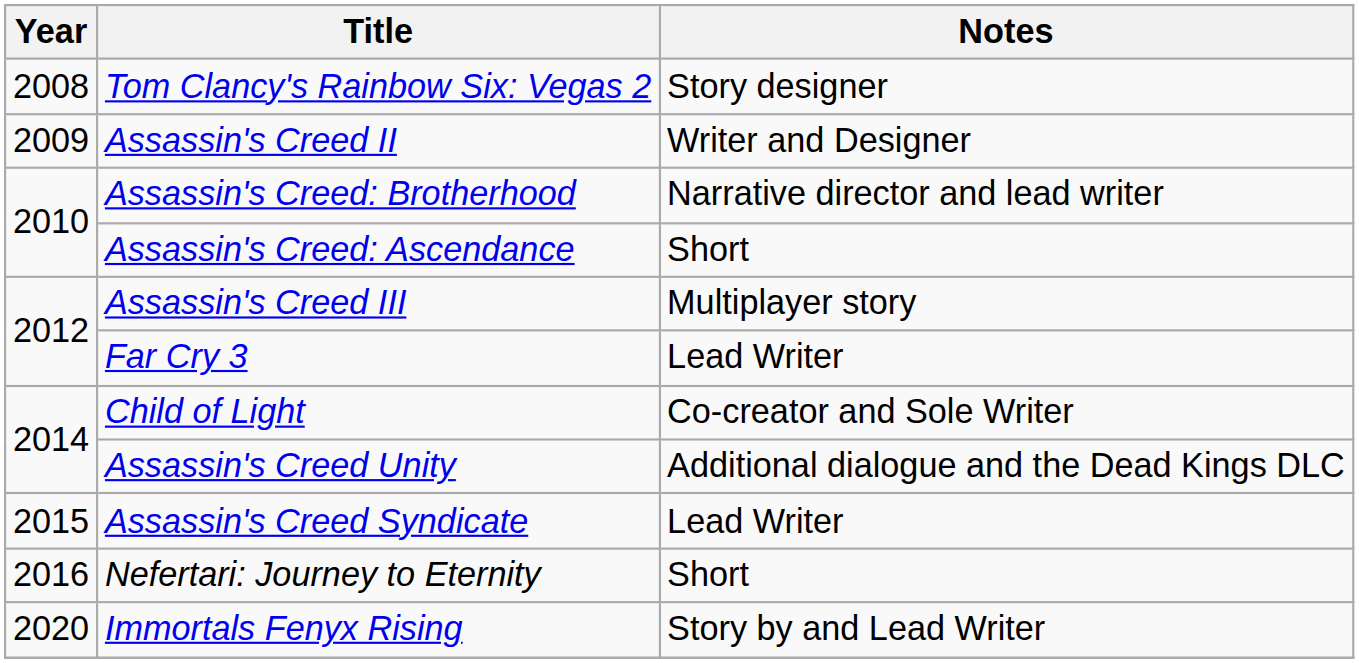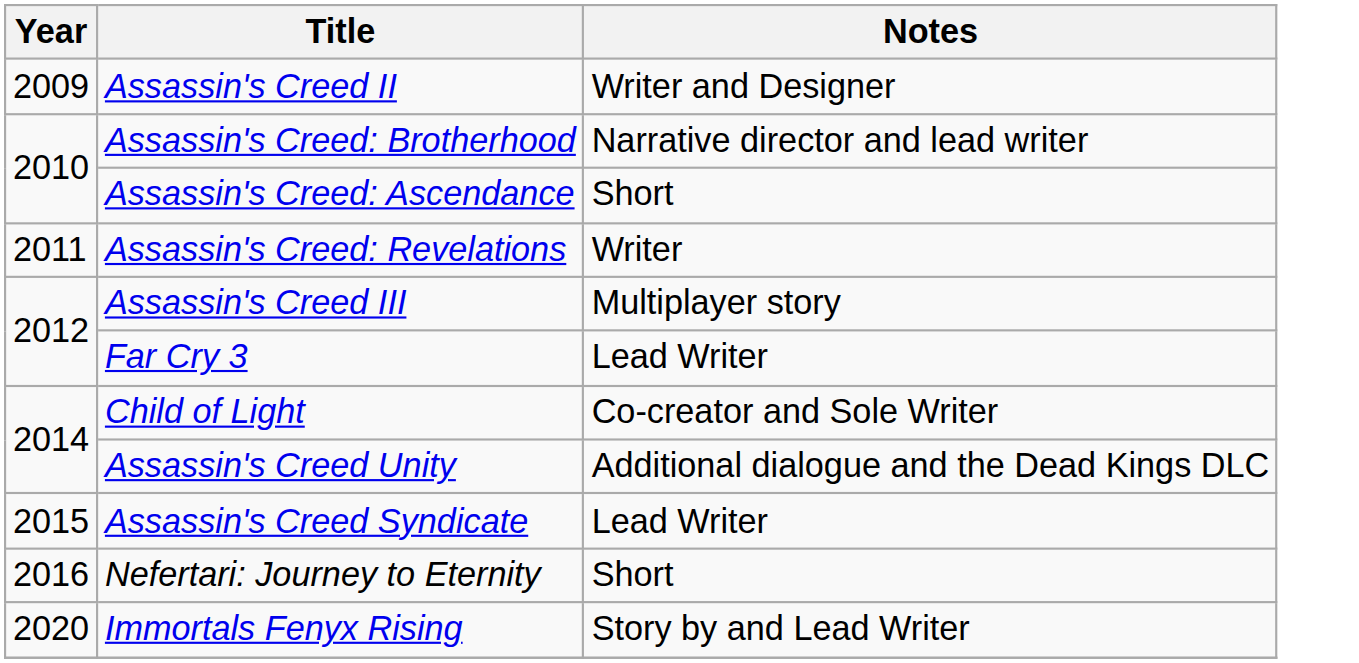- row: (378, 85)
+ row: (336, 248)
